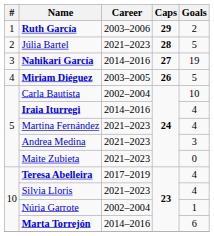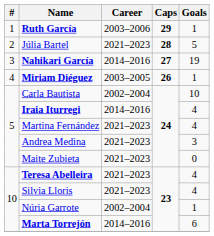(194, 28) 2 -> (194, 28) 1
(194, 77) 5 -> (194, 77) 1
(127, 175) 2017–2019 -> (127, 175) 2021–2023
